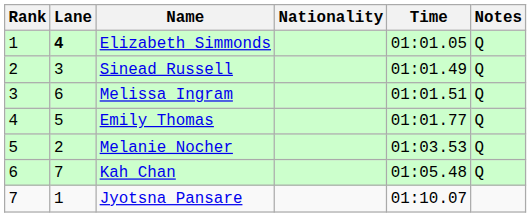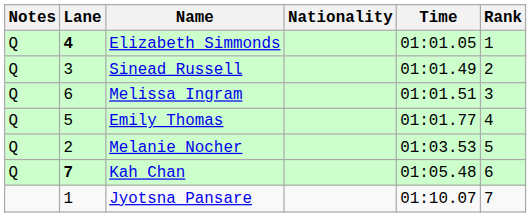columns swapped: (27, 18) <-> (498, 18)
(59, 173) normal -> (68, 173) bold
